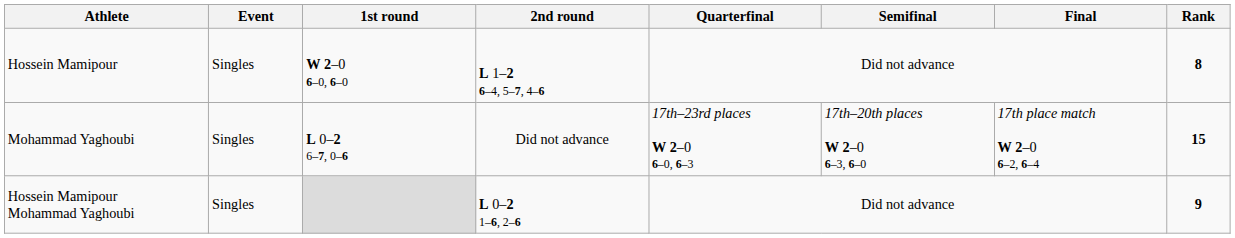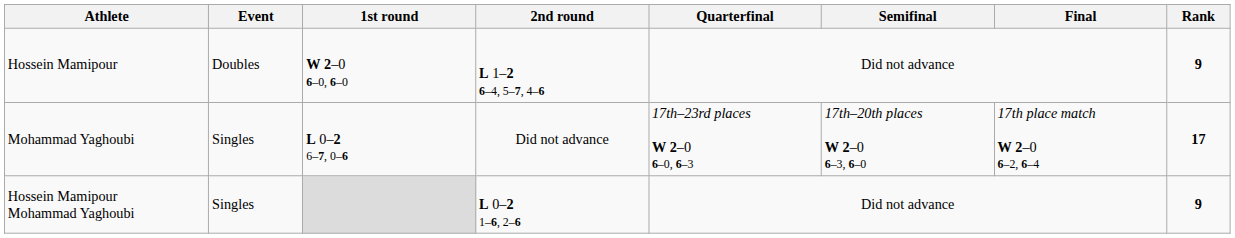(233, 65) Singles -> (236, 65) Doubles
(1198, 65) 8 -> (1198, 65) 9
(1198, 139) 15 -> (1198, 139) 17
